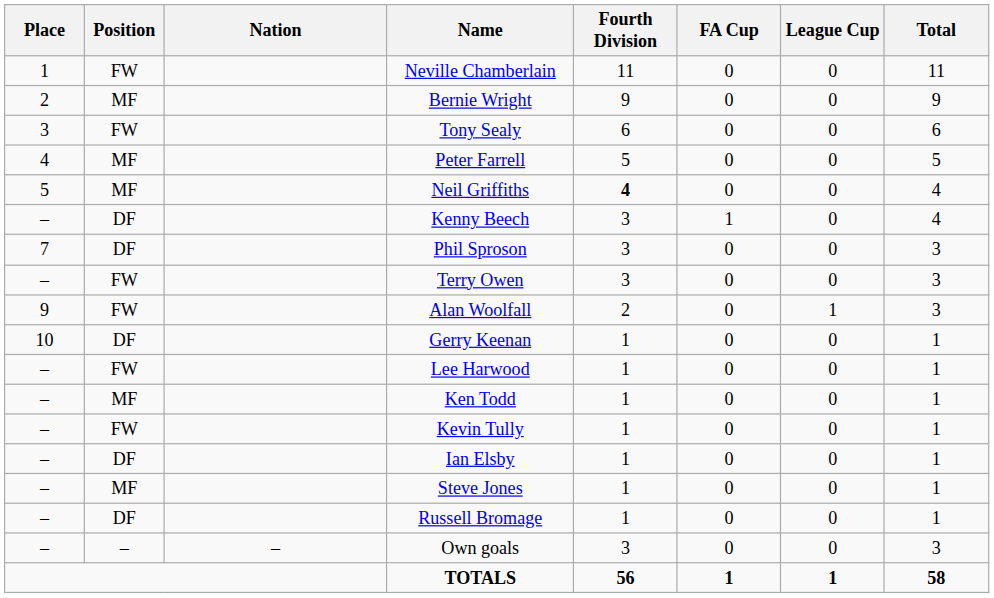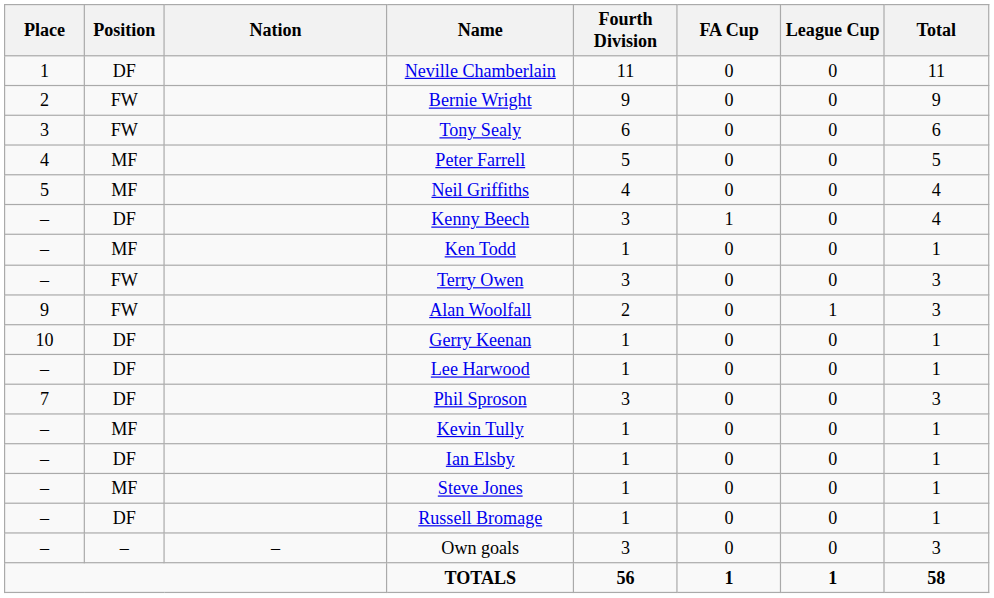(124, 70) FW -> (124, 70) DF
(124, 100) MF -> (124, 100) FW
(626, 190) bold -> (626, 190) normal
rows swapped: (480, 249) <-> (480, 398)
(124, 369) FW -> (124, 369) DF
(124, 428) FW -> (124, 428) MF
